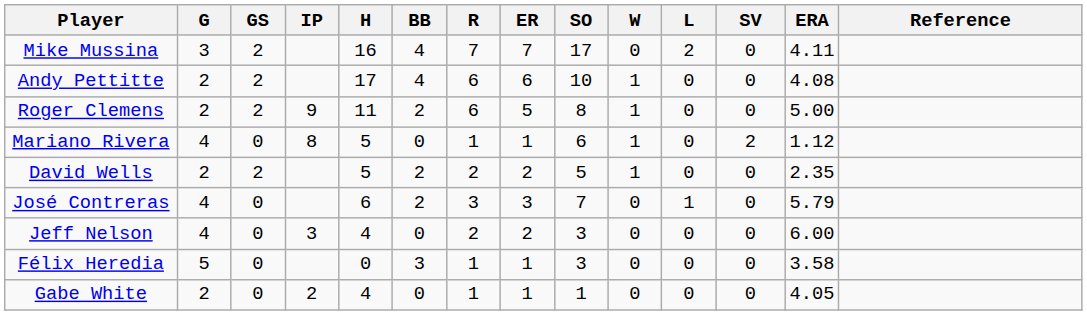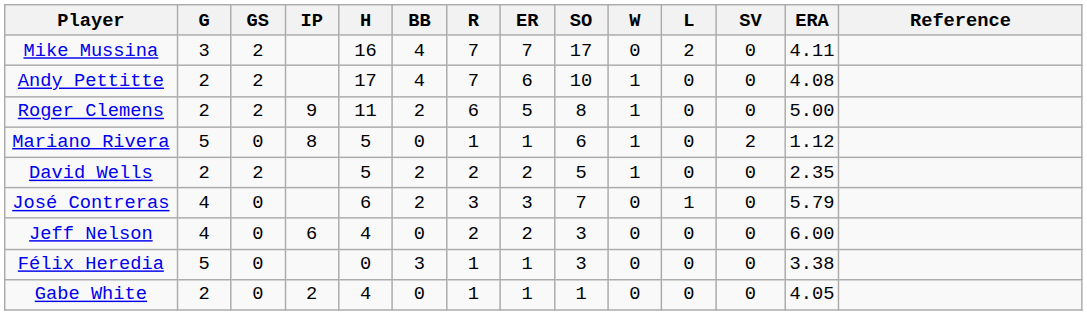(473, 81) 6 -> (473, 81) 7
(204, 142) 4 -> (204, 142) 5
(312, 234) 3 -> (312, 234) 6
(812, 264) 3.58 -> (812, 264) 3.38
